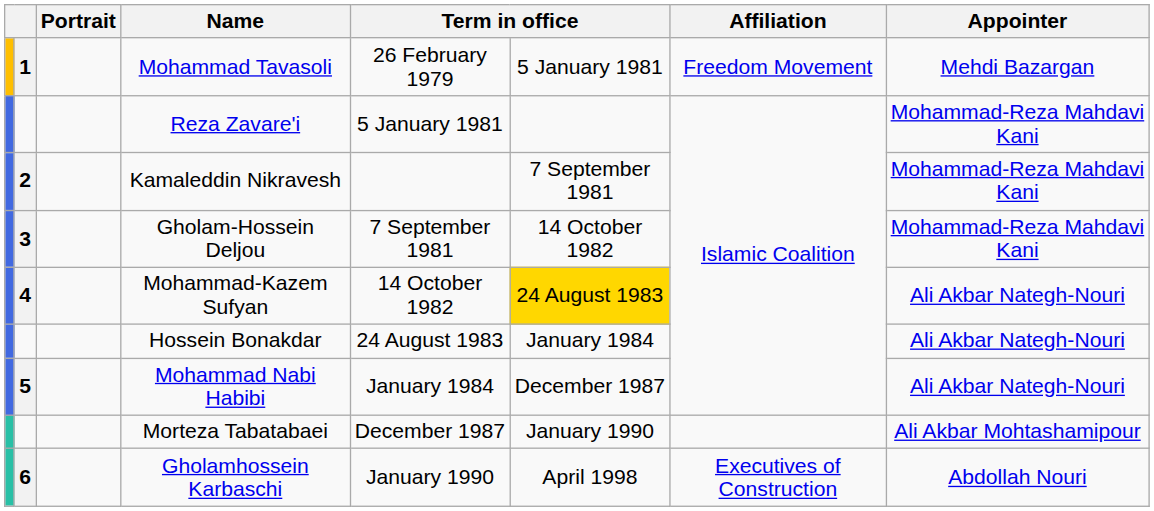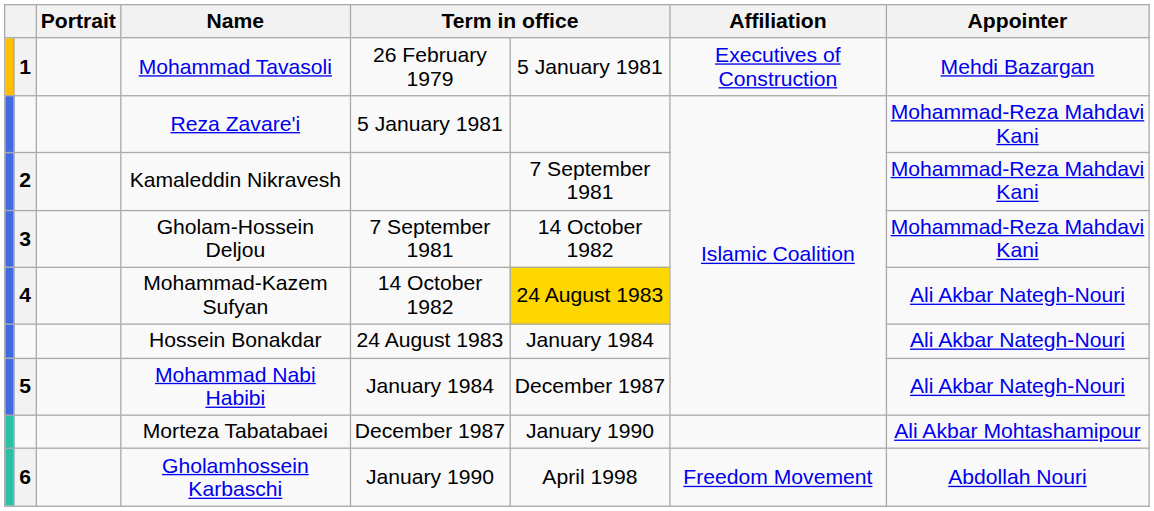(778, 66) Freedom Movement -> (778, 66) Executives of Construction
(778, 477) Executives of Construction -> (778, 477) Freedom Movement
